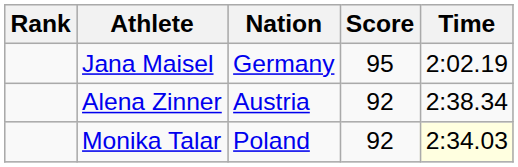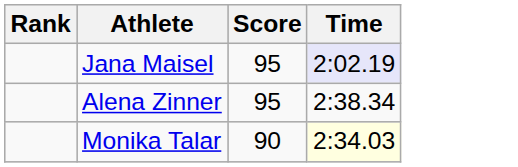- column: (284, 24)
(467, 63) no background -> (354, 63) lavender background
(380, 102) 92 -> (267, 102) 95
(380, 141) 92 -> (267, 141) 90
